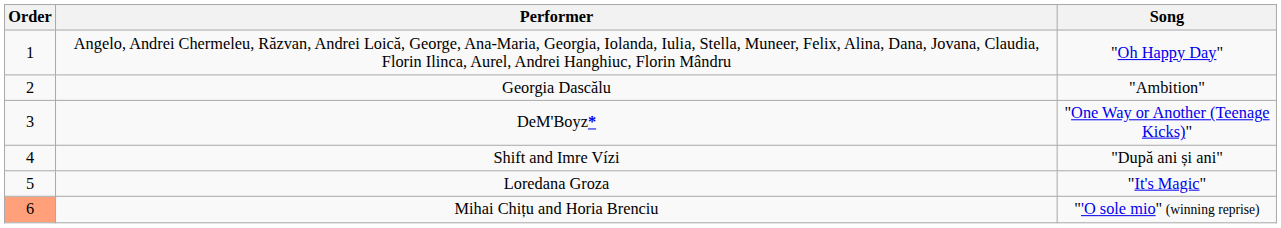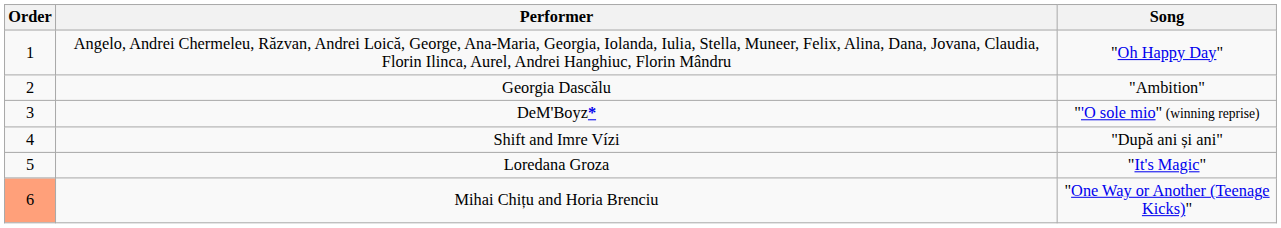(1167, 122) "One Way or Another (Teenage Kicks)" -> (1167, 113) "'O sole mio" (winning reprise)
(1167, 209) "'O sole mio" (winning reprise) -> (1167, 200) "One Way or Another (Teenage Kicks)"
